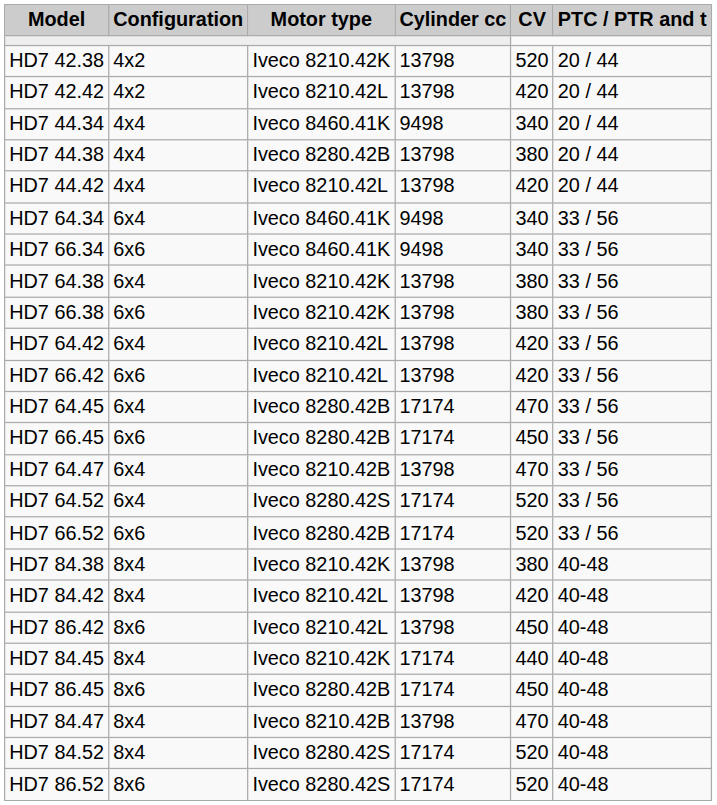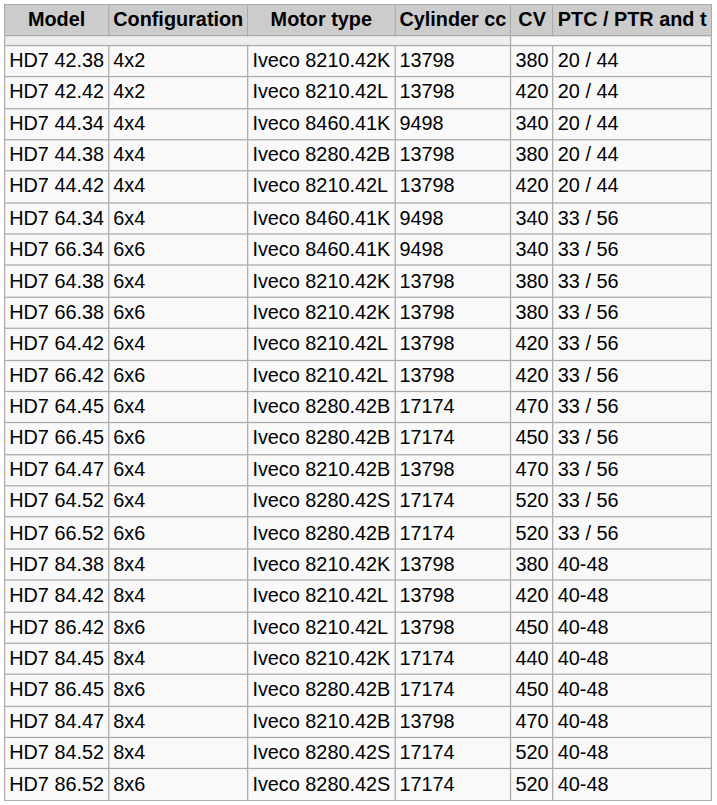(532, 60) 520 -> (532, 60) 380
